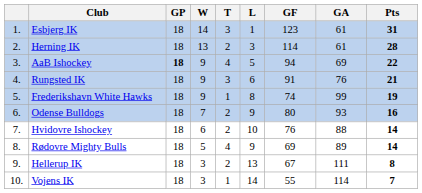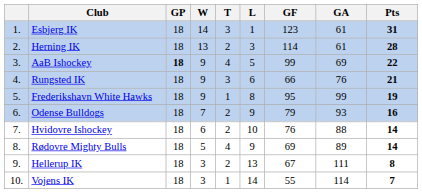(290, 63) 94 -> (290, 63) 99
(290, 79) 91 -> (290, 79) 66
(290, 96) 74 -> (290, 96) 95
(290, 113) 80 -> (290, 113) 79
